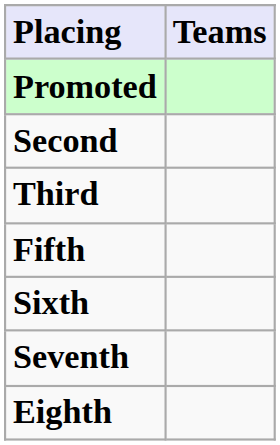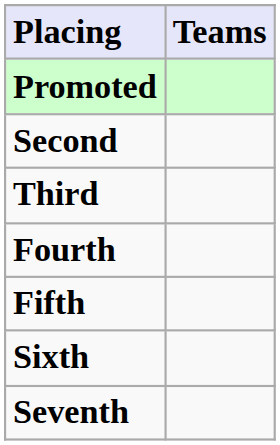+ row: (64, 248)
- row: (62, 411)
